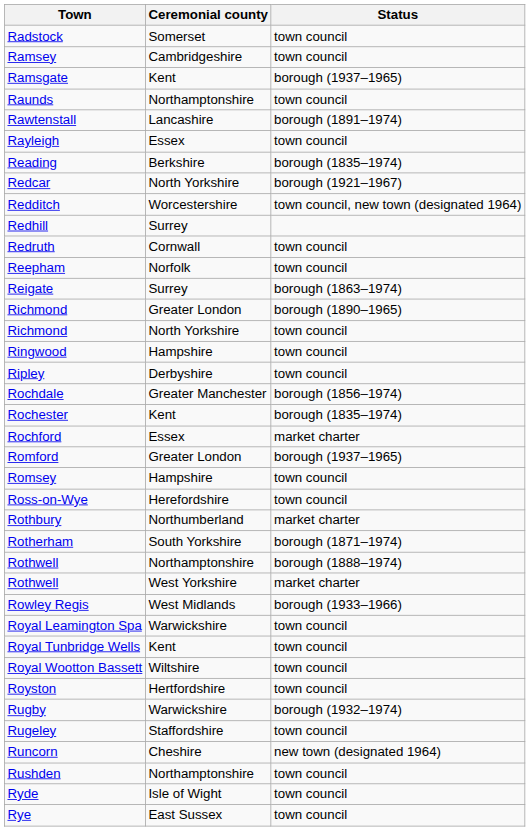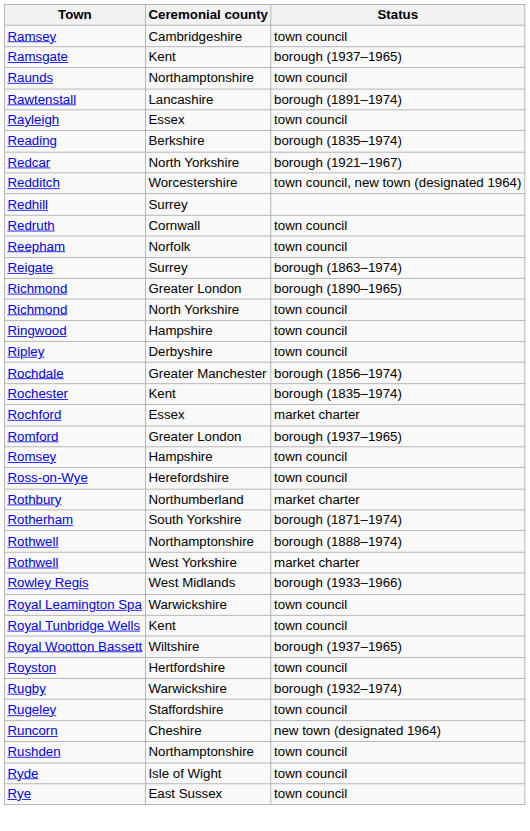- row: (35, 36)
(311, 667) town council -> (338, 646) borough (1937–1965)
